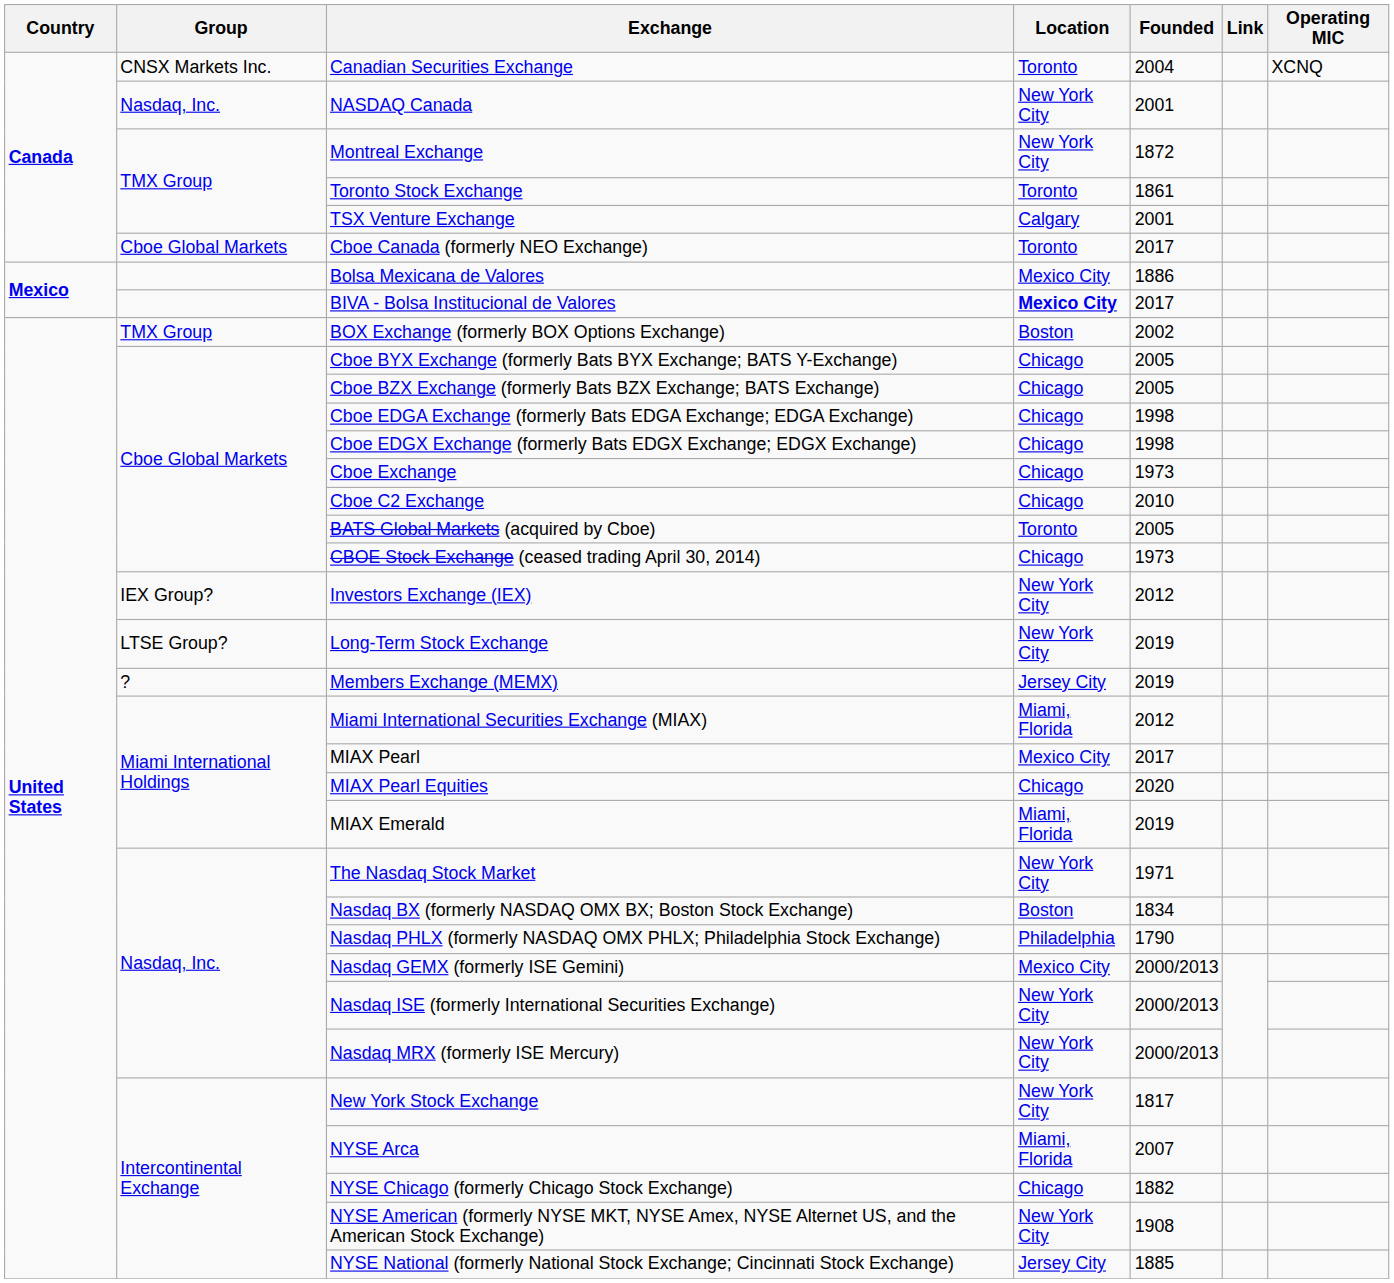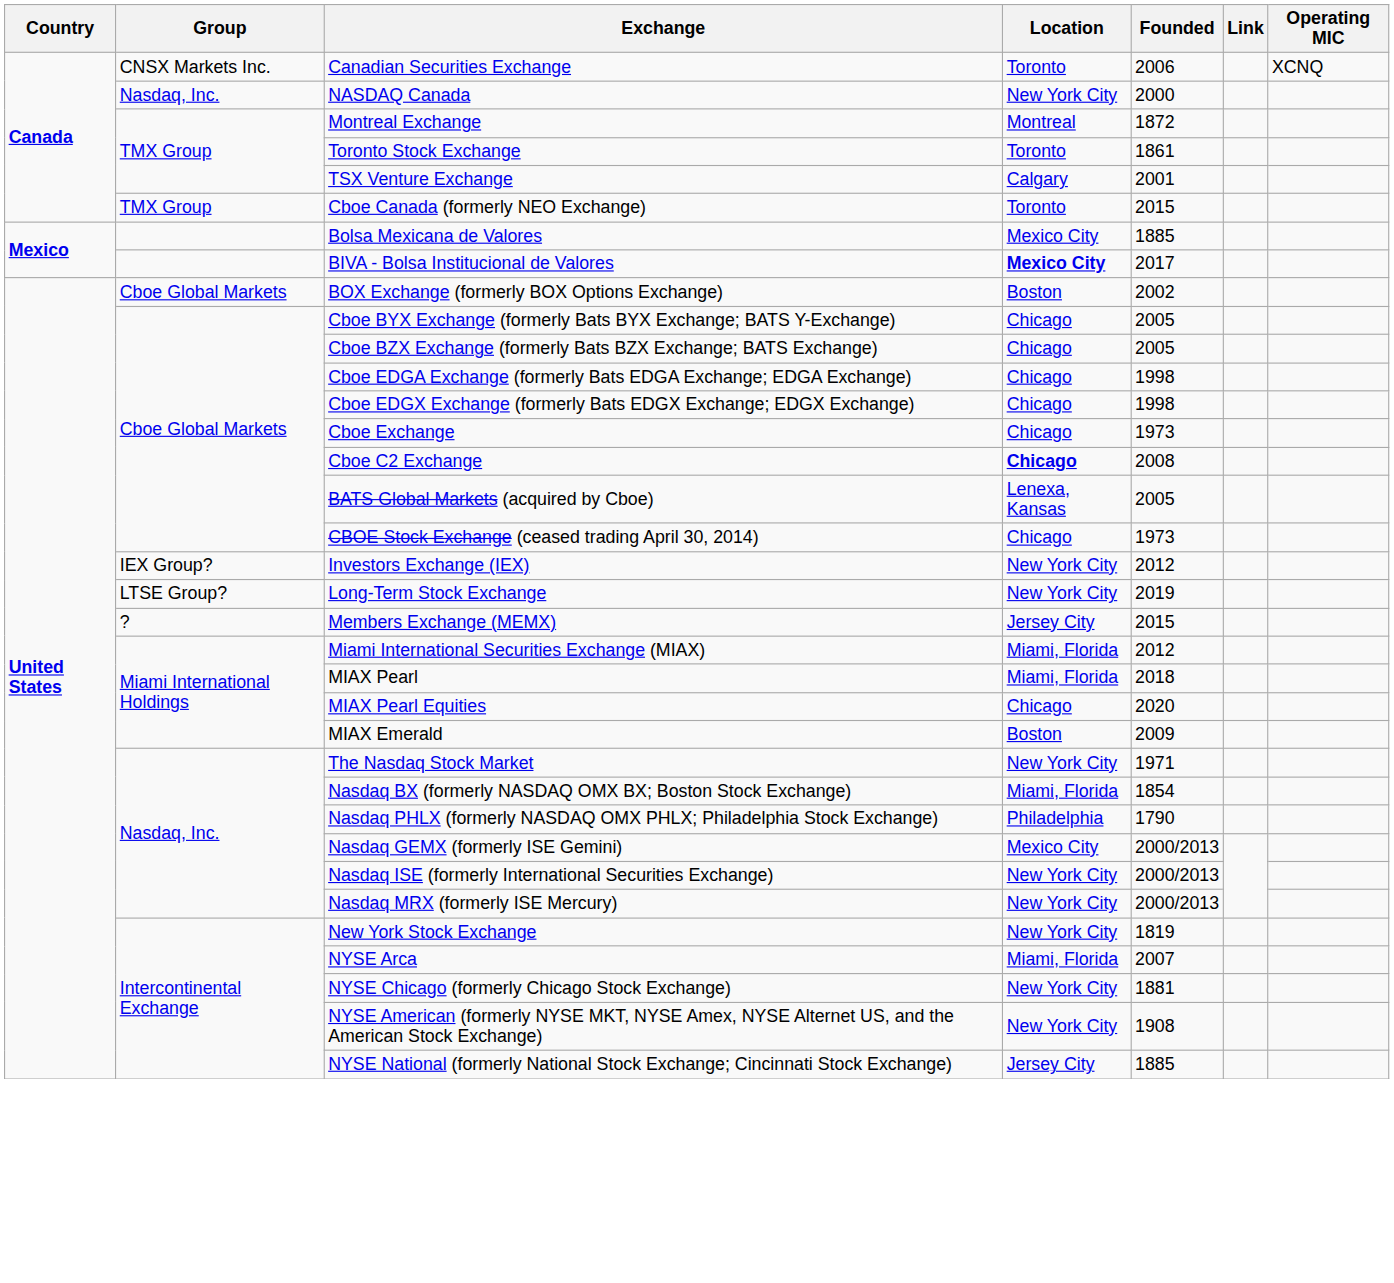(1154, 66) 2004 -> (1155, 66) 2006
(1154, 104) 2001 -> (1155, 94) 2000
(1056, 153) New York City -> (1041, 123) Montreal
(204, 247) Cboe Global Markets -> (166, 207) TMX Group
(1154, 247) 2017 -> (1155, 207) 2015
(1154, 275) 1886 -> (1155, 235) 1885
(166, 332) TMX Group -> (203, 292) Cboe Global Markets
(1051, 501) normal -> (1042, 461) bold
(1154, 501) 2010 -> (1155, 461) 2008
(1048, 529) Toronto -> (1038, 499) Lenexa, Kansas
(1154, 681) 2019 -> (1155, 621) 2015
(1064, 758) Mexico City -> (1062, 678) Miami, Florida
(1154, 758) 2017 -> (1155, 678) 2018
(1045, 824) Miami, Florida -> (1034, 734) Boston
(1154, 824) 2019 -> (1155, 734) 2009
(1046, 910) Boston -> (1062, 790) Miami, Florida
(1154, 910) 1834 -> (1155, 790) 1854
(1154, 1101) 1817 -> (1155, 931) 1819
(1051, 1187) Chicago -> (1062, 988) New York City
(1154, 1187) 1882 -> (1155, 988) 1881
